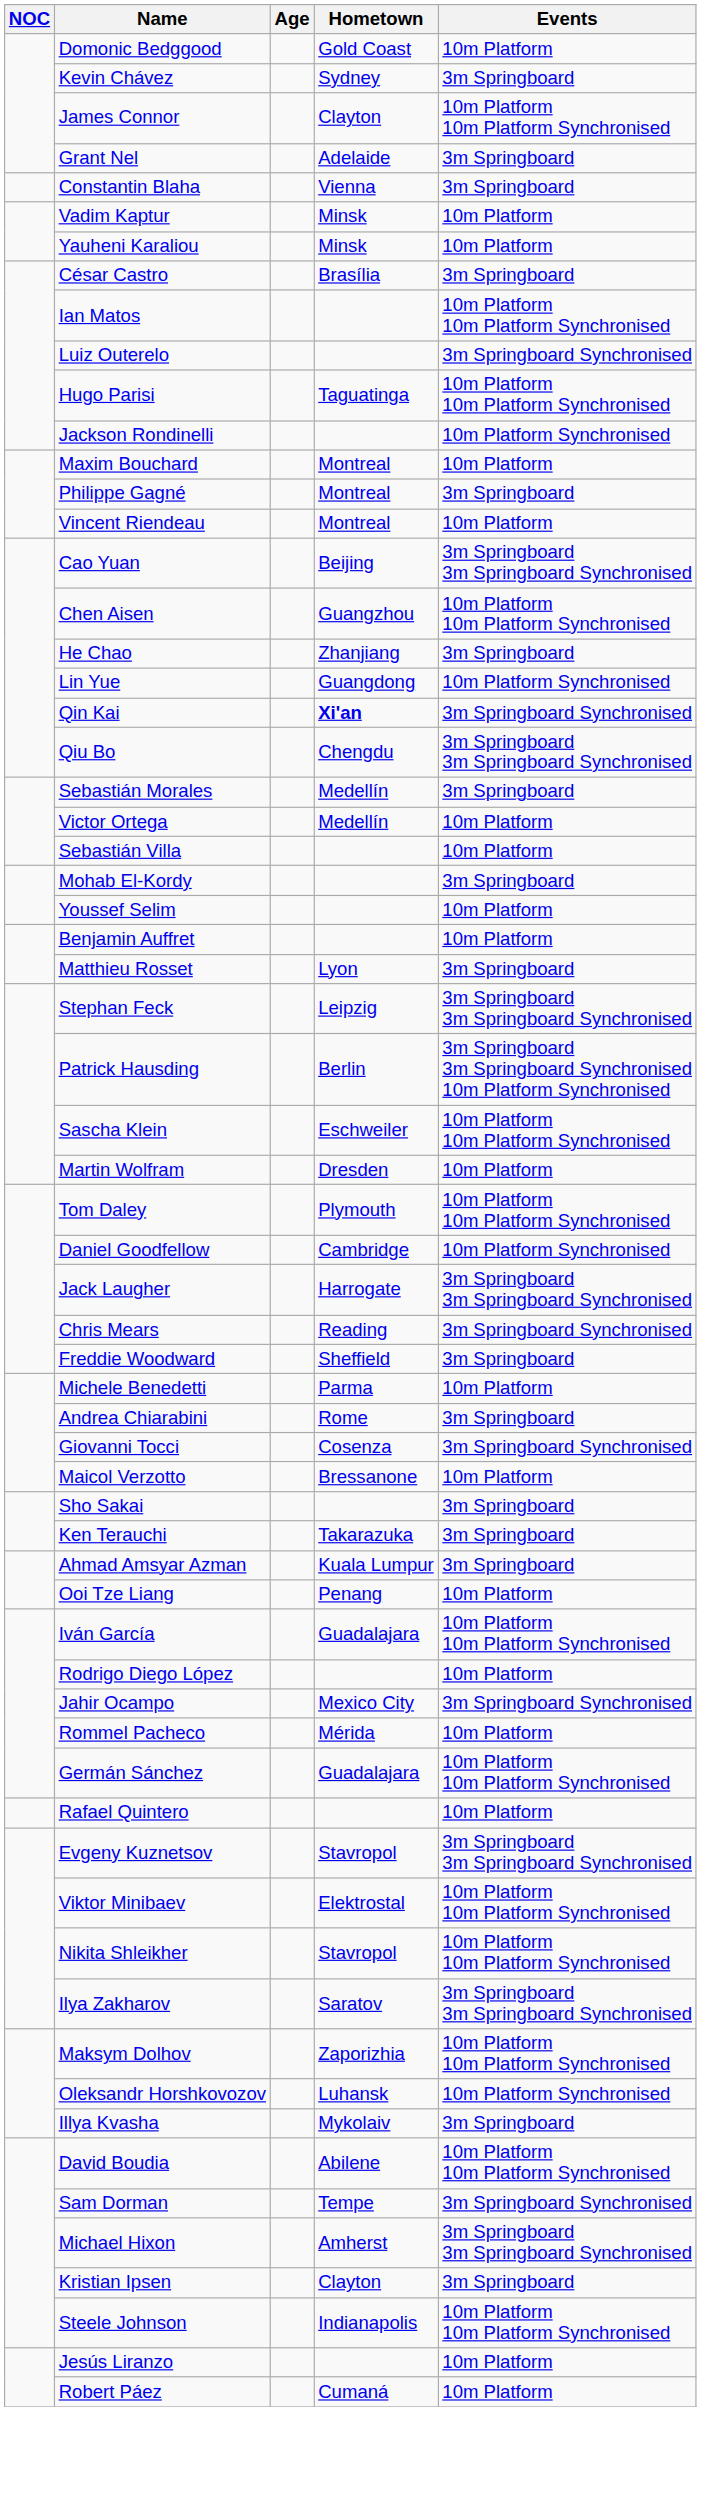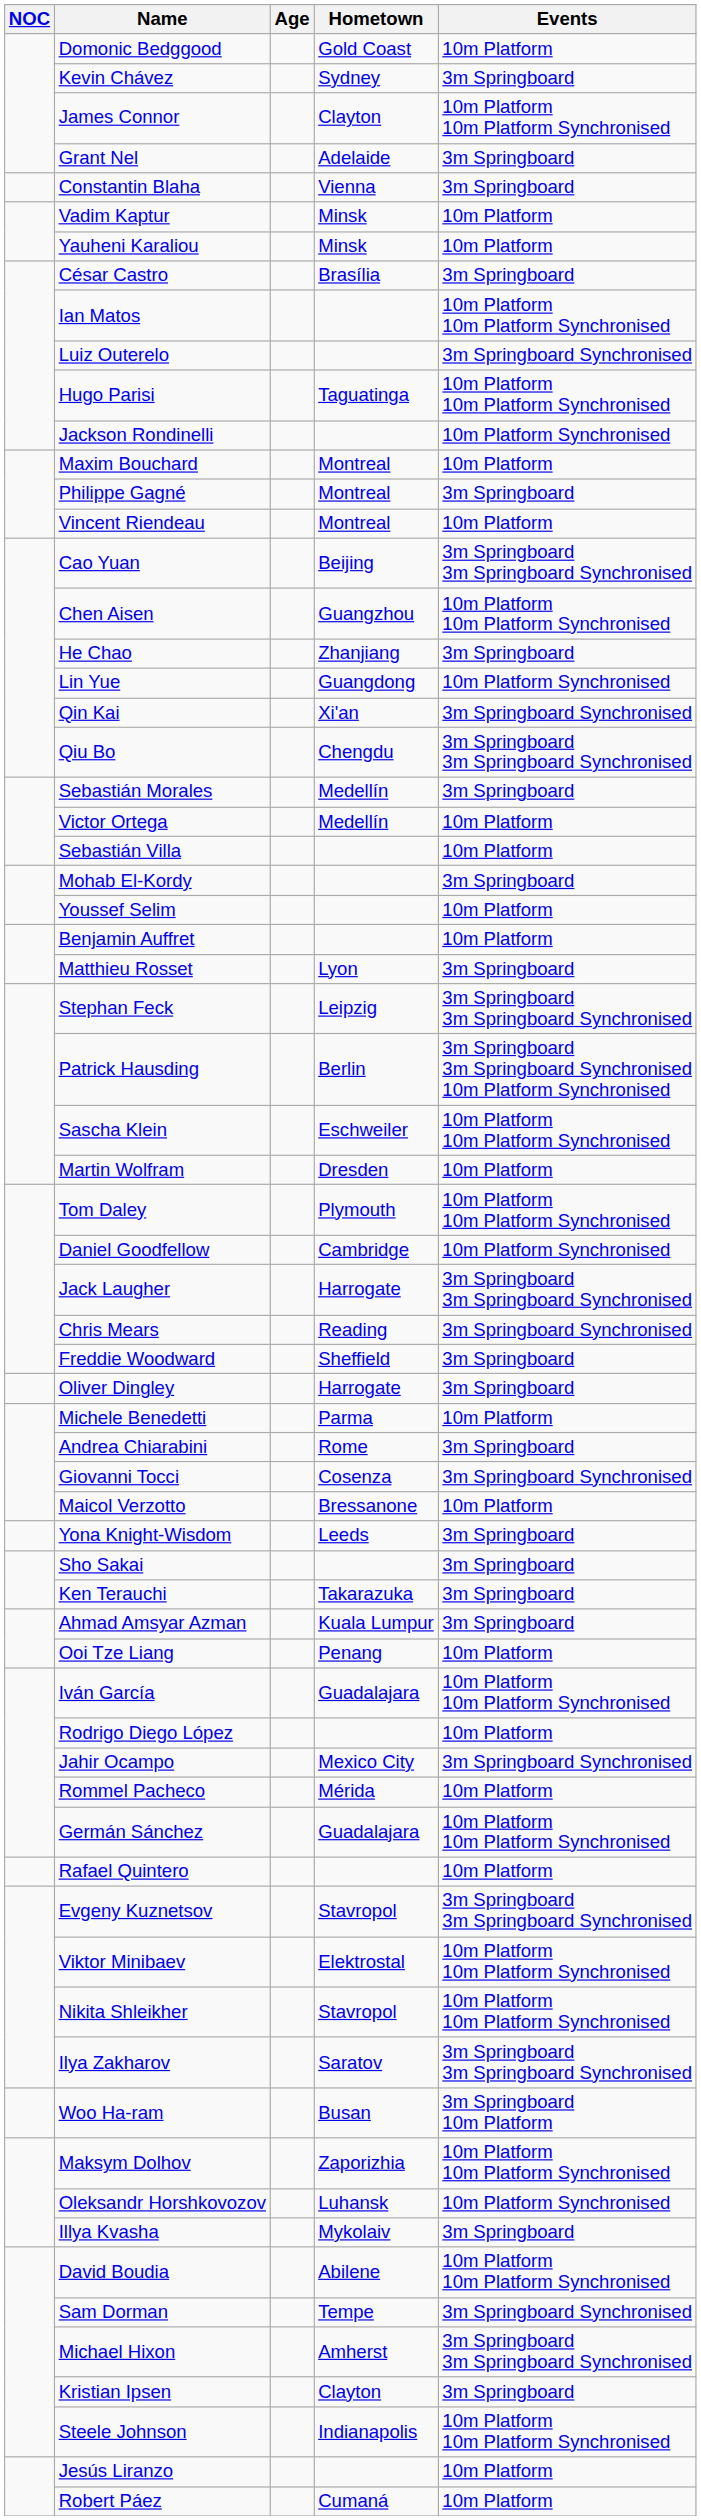(340, 712) bold -> (339, 712) normal
+ row: (116, 1388)
+ row: (145, 1535)
+ row: (111, 2112)
